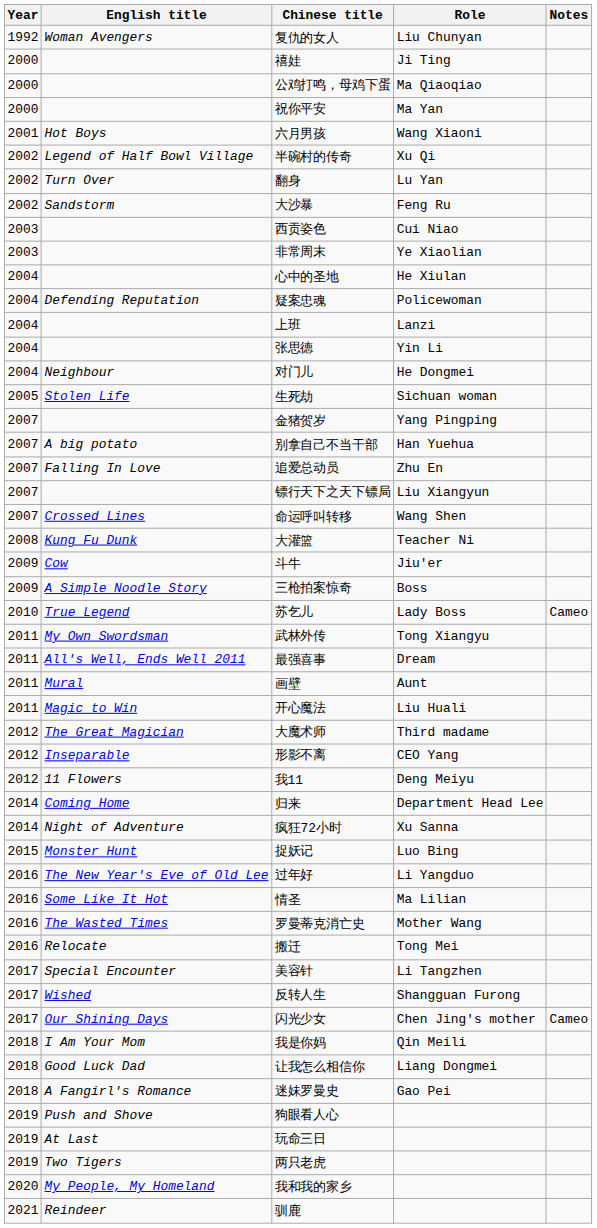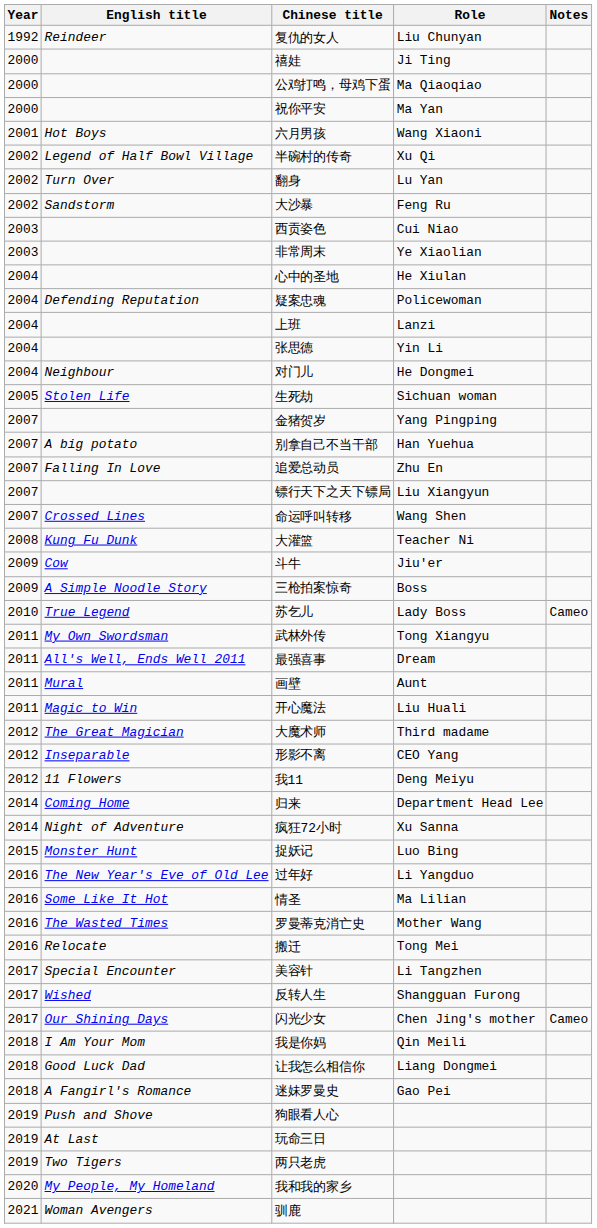(99, 37) Woman Avengers -> (75, 37) Reindeer
(75, 1211) Reindeer -> (99, 1211) Woman Avengers
